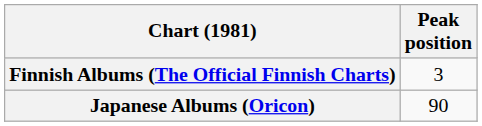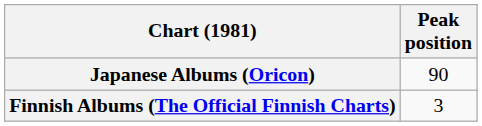rows swapped: (202, 74) <-> (202, 105)
